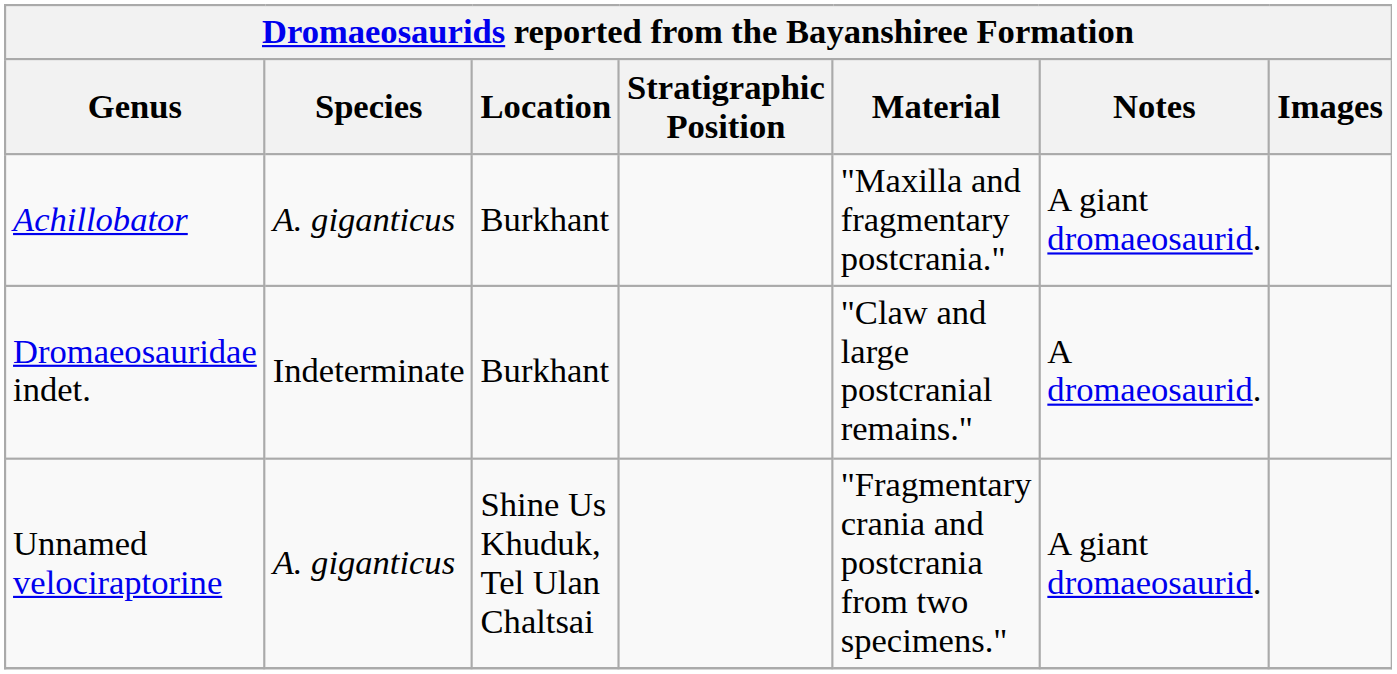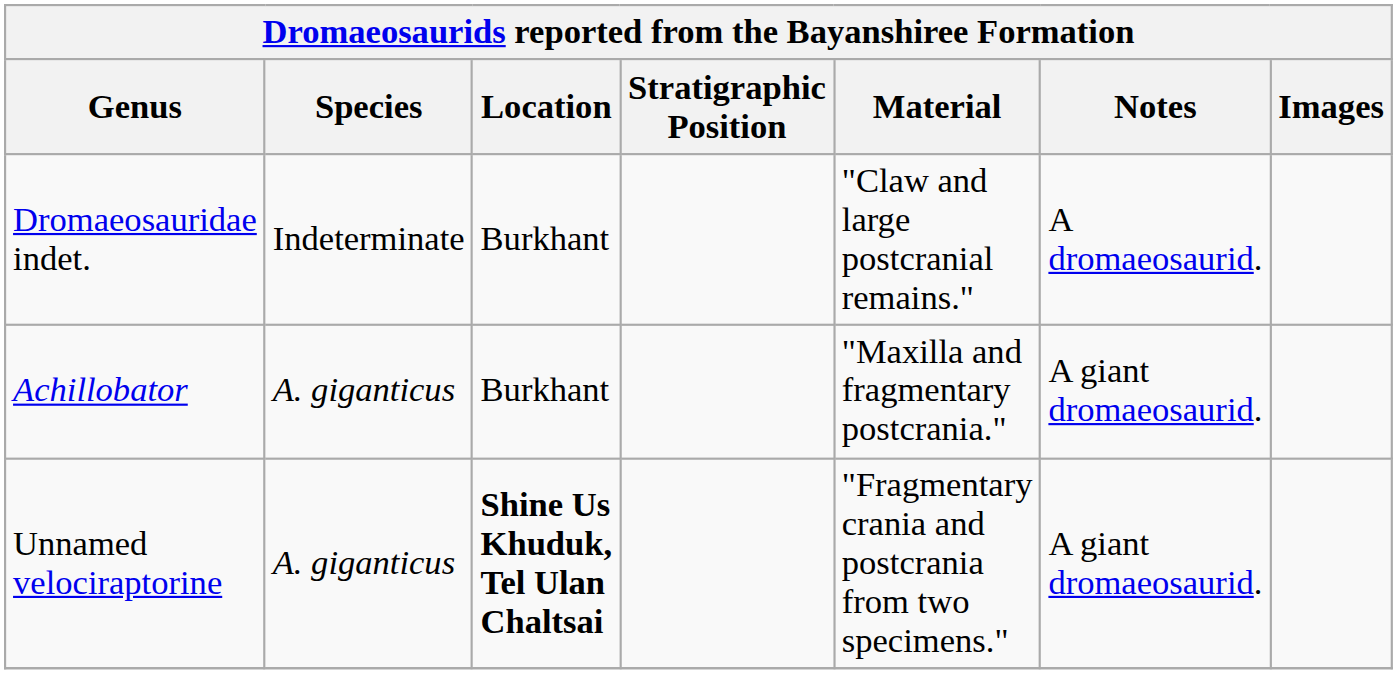rows swapped: (100, 219) <-> (135, 371)
(543, 562) normal -> (546, 562) bold
